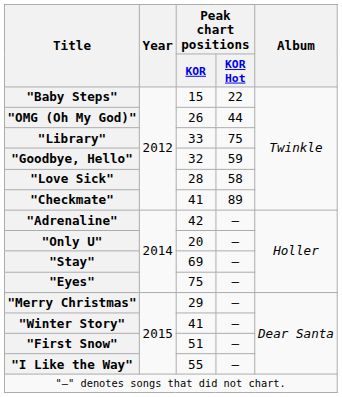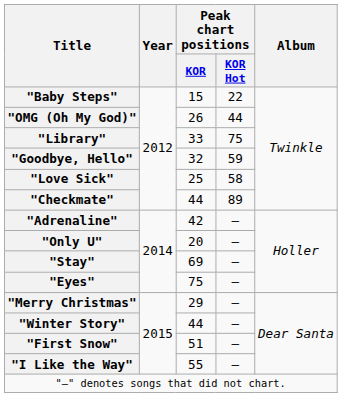(196, 179) 28 -> (196, 179) 25
(196, 200) 41 -> (196, 200) 44
(196, 323) 41 -> (196, 323) 44
